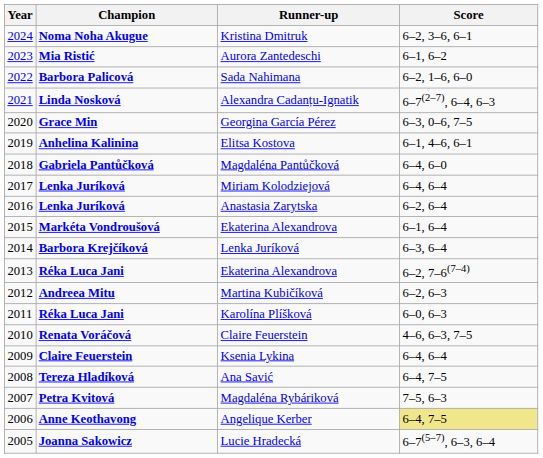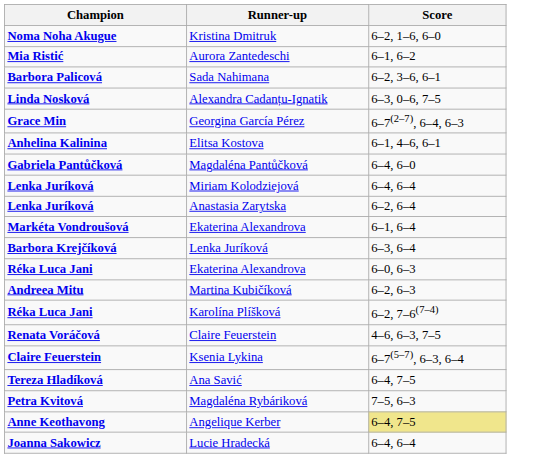- column: (20, 15)
(437, 36) 6–2, 3–6, 6–1 -> (406, 36) 6–2, 1–6, 6–0
(437, 78) 6–2, 1–6, 6–0 -> (406, 78) 6–2, 3–6, 6–1
(449, 100) 6–7(2–7), 6–4, 6–3 -> (406, 98) 6–3, 0–6, 7–5
(437, 123) 6–3, 0–6, 7–5 -> (418, 121) 6–7(2–7), 6–4, 6–3
(436, 271) 6–2, 7–6(7–4) -> (393, 269) 6–0, 6–3
(425, 314) 6–0, 6–3 -> (405, 312) 6–2, 7–6(7–4)
(425, 356) 6–4, 6–4 -> (418, 358) 6–7(5–7), 6–3, 6–4
(449, 441) 6–7(5–7), 6–3, 6–4 -> (393, 443) 6–4, 6–4
